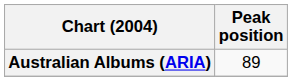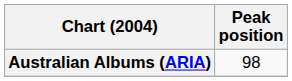(251, 62) 89 -> (251, 62) 98
